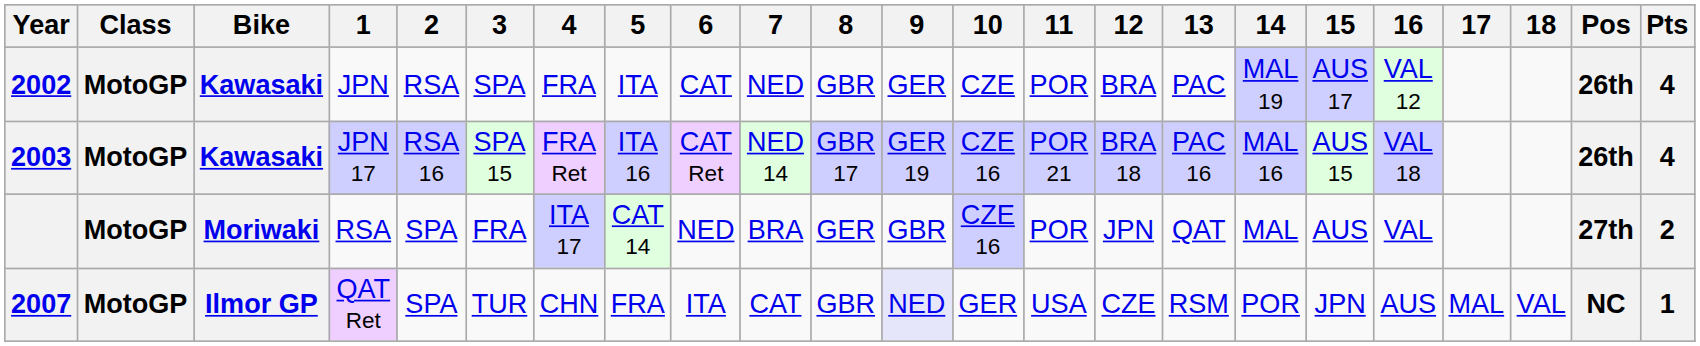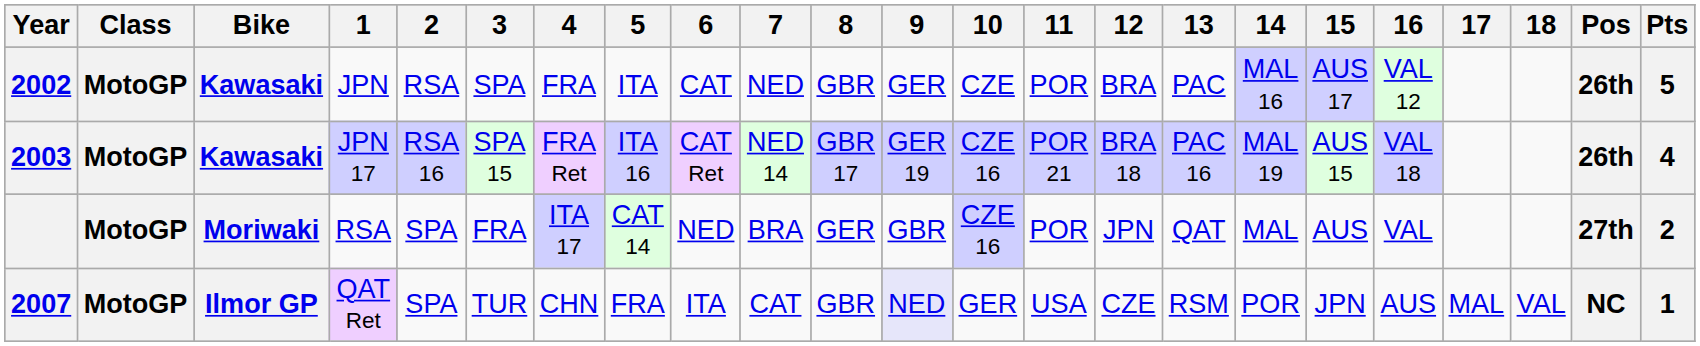(1271, 84) MAL 19 -> (1271, 84) MAL 16
(1667, 84) 4 -> (1667, 84) 5
(1271, 157) MAL 16 -> (1271, 157) MAL 19
